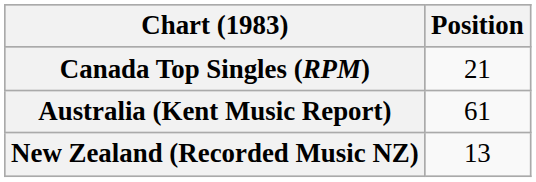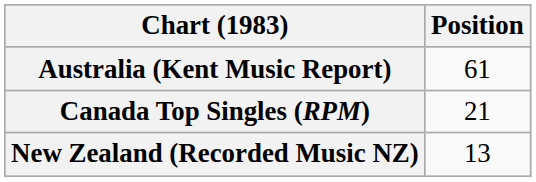rows swapped: (215, 111) <-> (215, 68)
